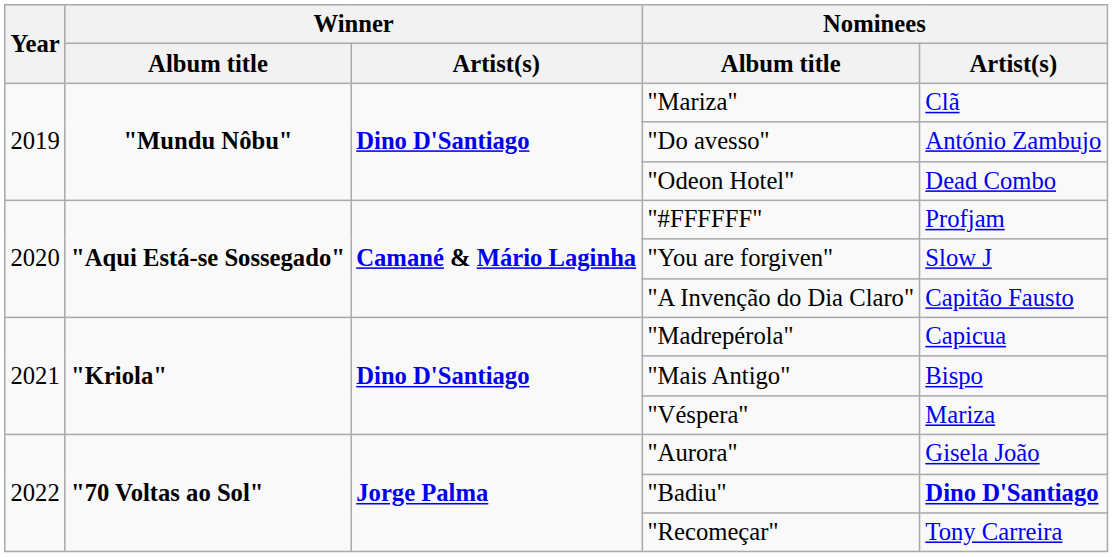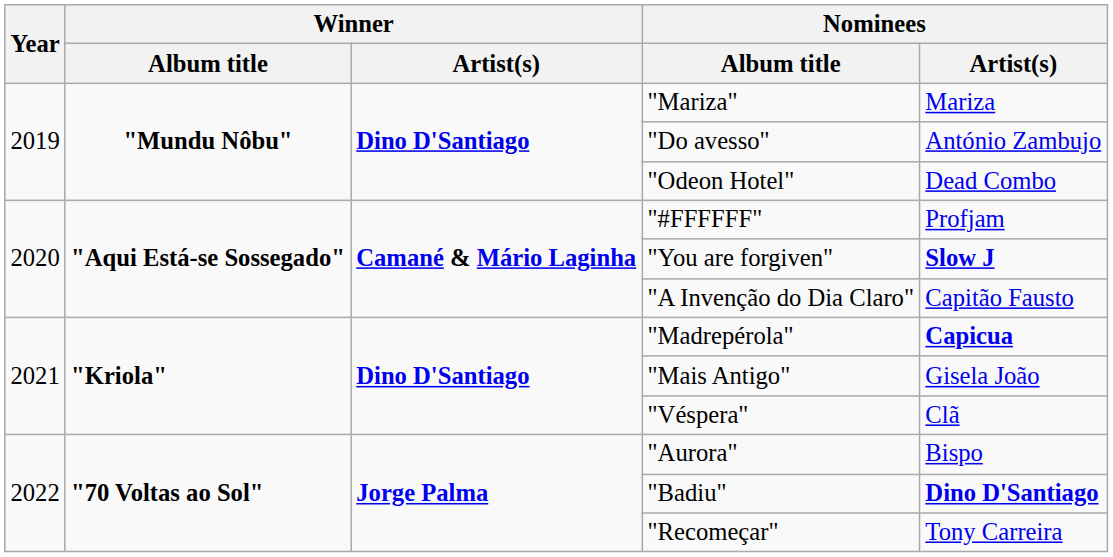(942, 102) Clã -> (960, 102) Mariza
(959, 258) normal -> (960, 258) bold
(966, 336) normal -> (969, 336) bold
(954, 375) Bispo -> (982, 375) Gisela João
(960, 414) Mariza -> (942, 414) Clã
(982, 453) Gisela João -> (954, 453) Bispo
